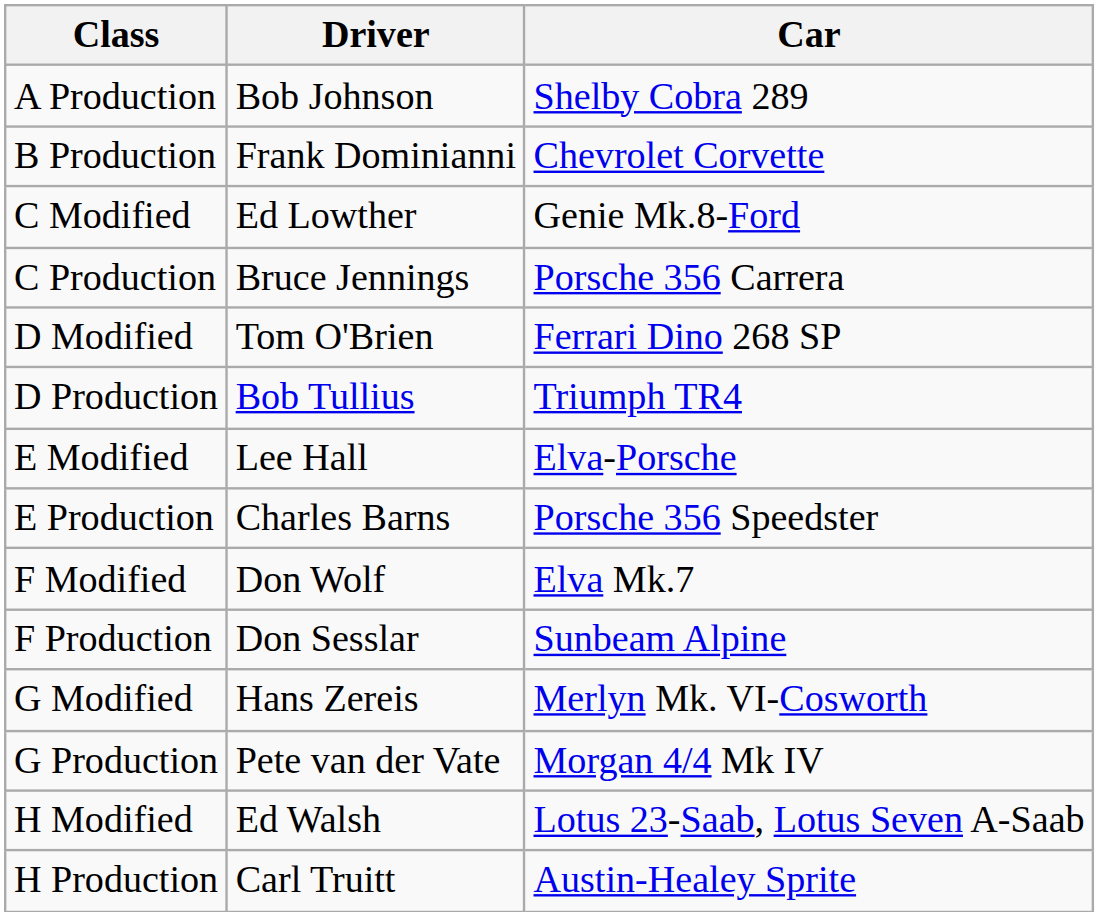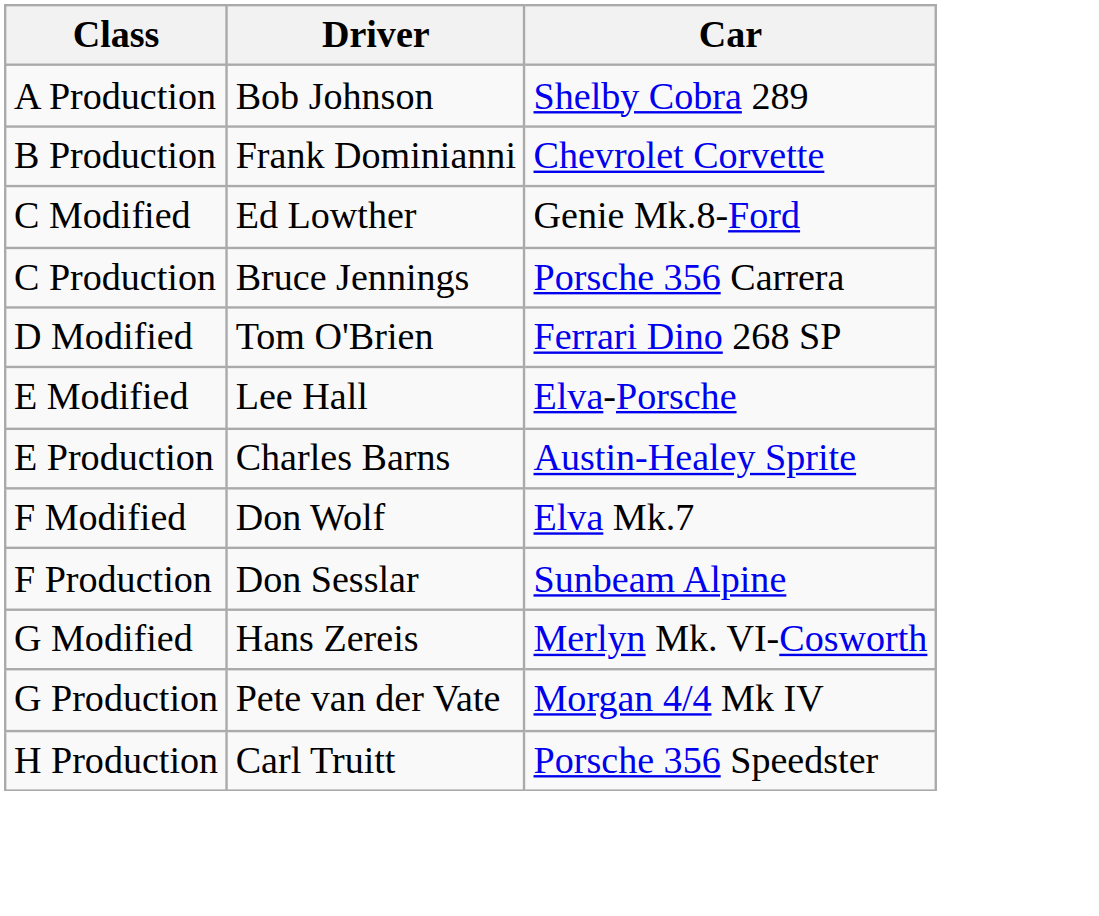- row: (116, 397)
(706, 517) Porsche 356 Speedster -> (695, 457) Austin-Healey Sprite
- row: (103, 819)
(695, 880) Austin-Healey Sprite -> (706, 759) Porsche 356 Speedster
